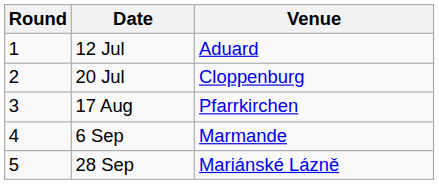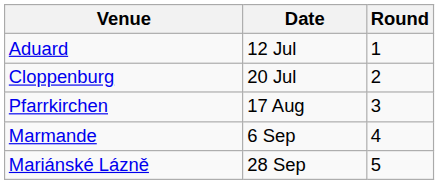columns swapped: (38, 19) <-> (314, 19)
